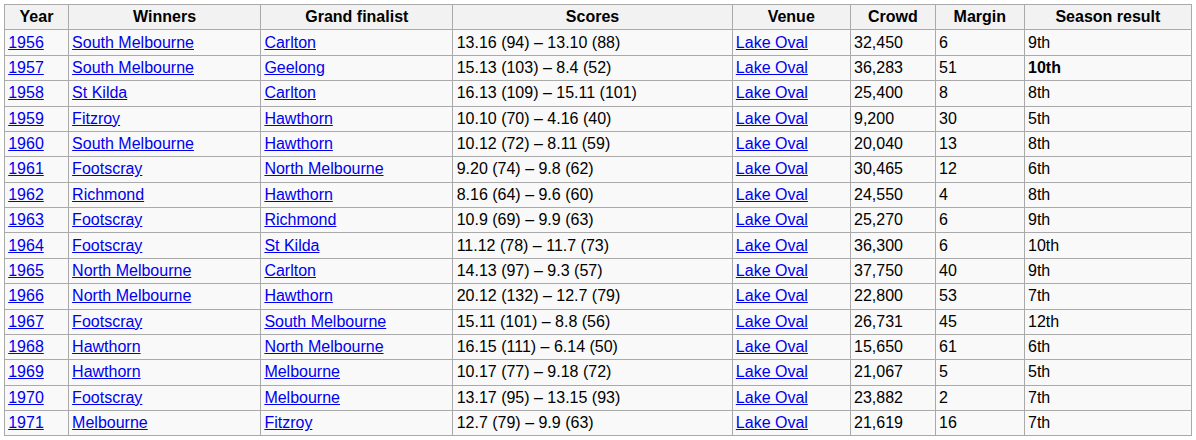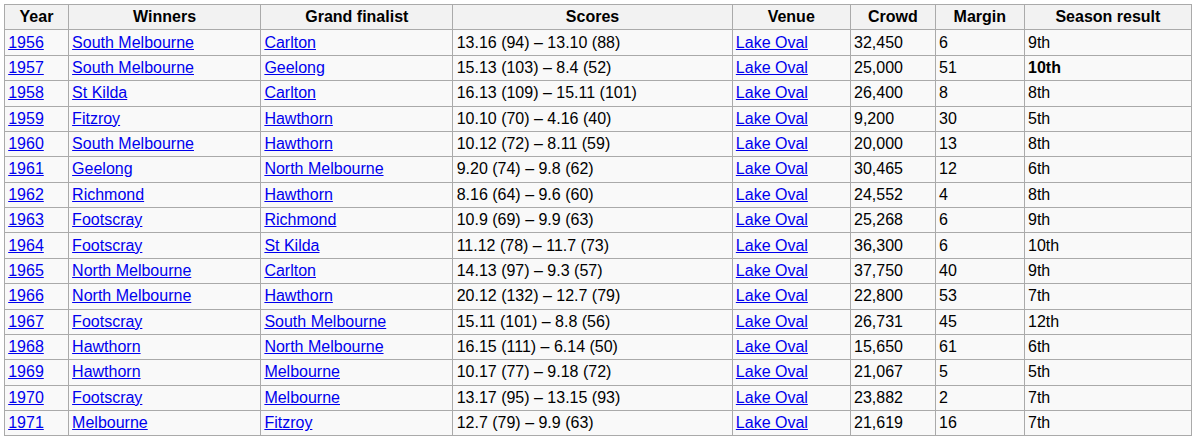(878, 67) 36,283 -> (878, 67) 25,000
(878, 93) 25,400 -> (878, 93) 26,400
(878, 144) 20,040 -> (878, 144) 20,000
(107, 169) Footscray -> (102, 169) Geelong
(878, 194) 24,550 -> (878, 194) 24,552
(878, 220) 25,270 -> (878, 220) 25,268
